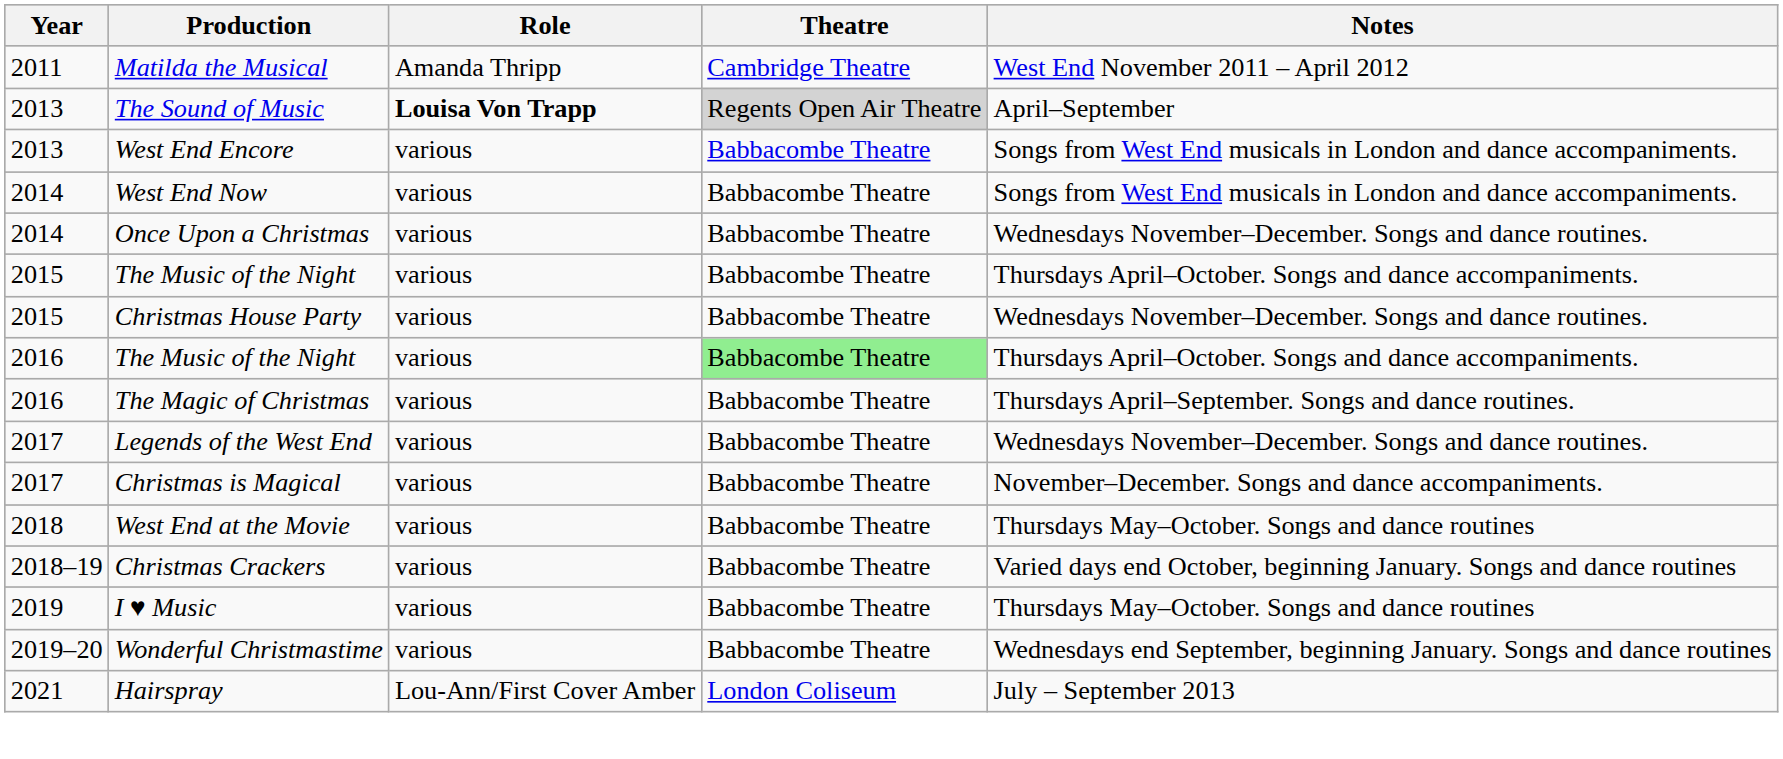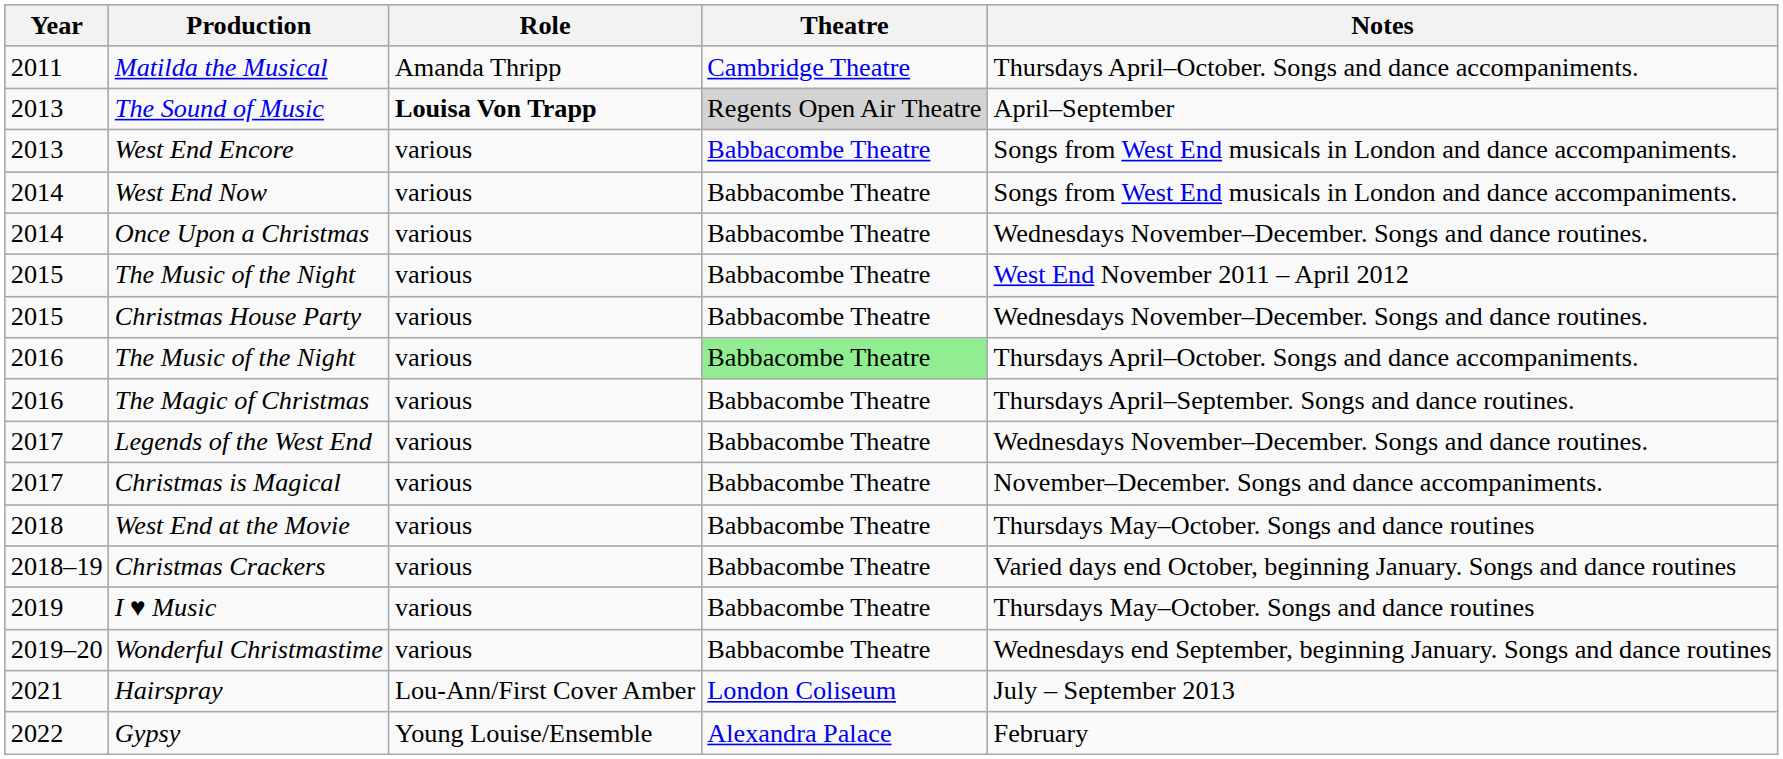(1201, 66) West End November 2011 – April 2012 -> (1316, 66) Thursdays April–October. Songs and dance accompaniments.
(1316, 274) Thursdays April–October. Songs and dance accompaniments. -> (1201, 274) West End November 2011 – April 2012
+ row: (37, 732)
